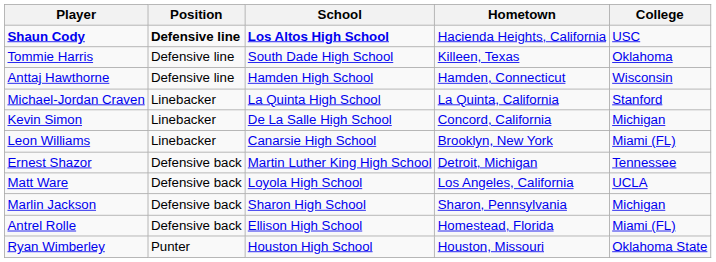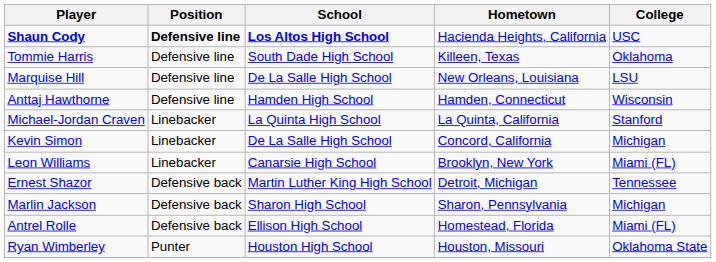+ row: (46, 78)
- row: (38, 183)
